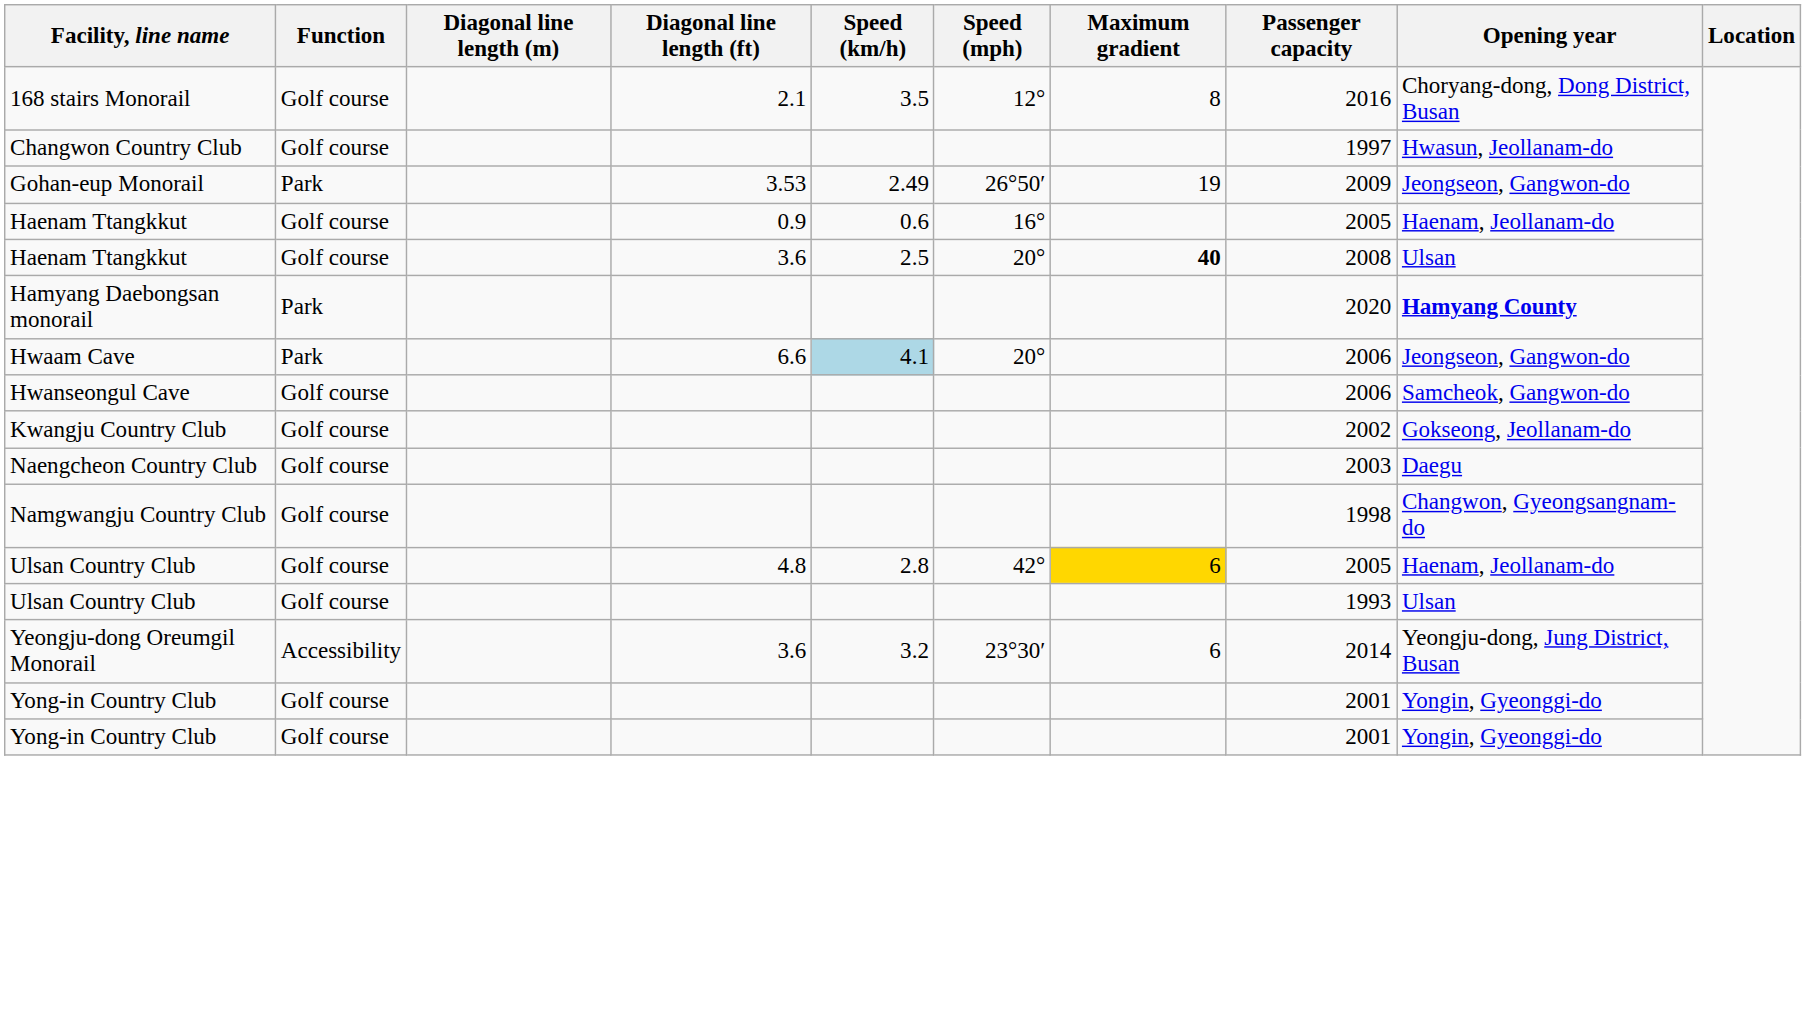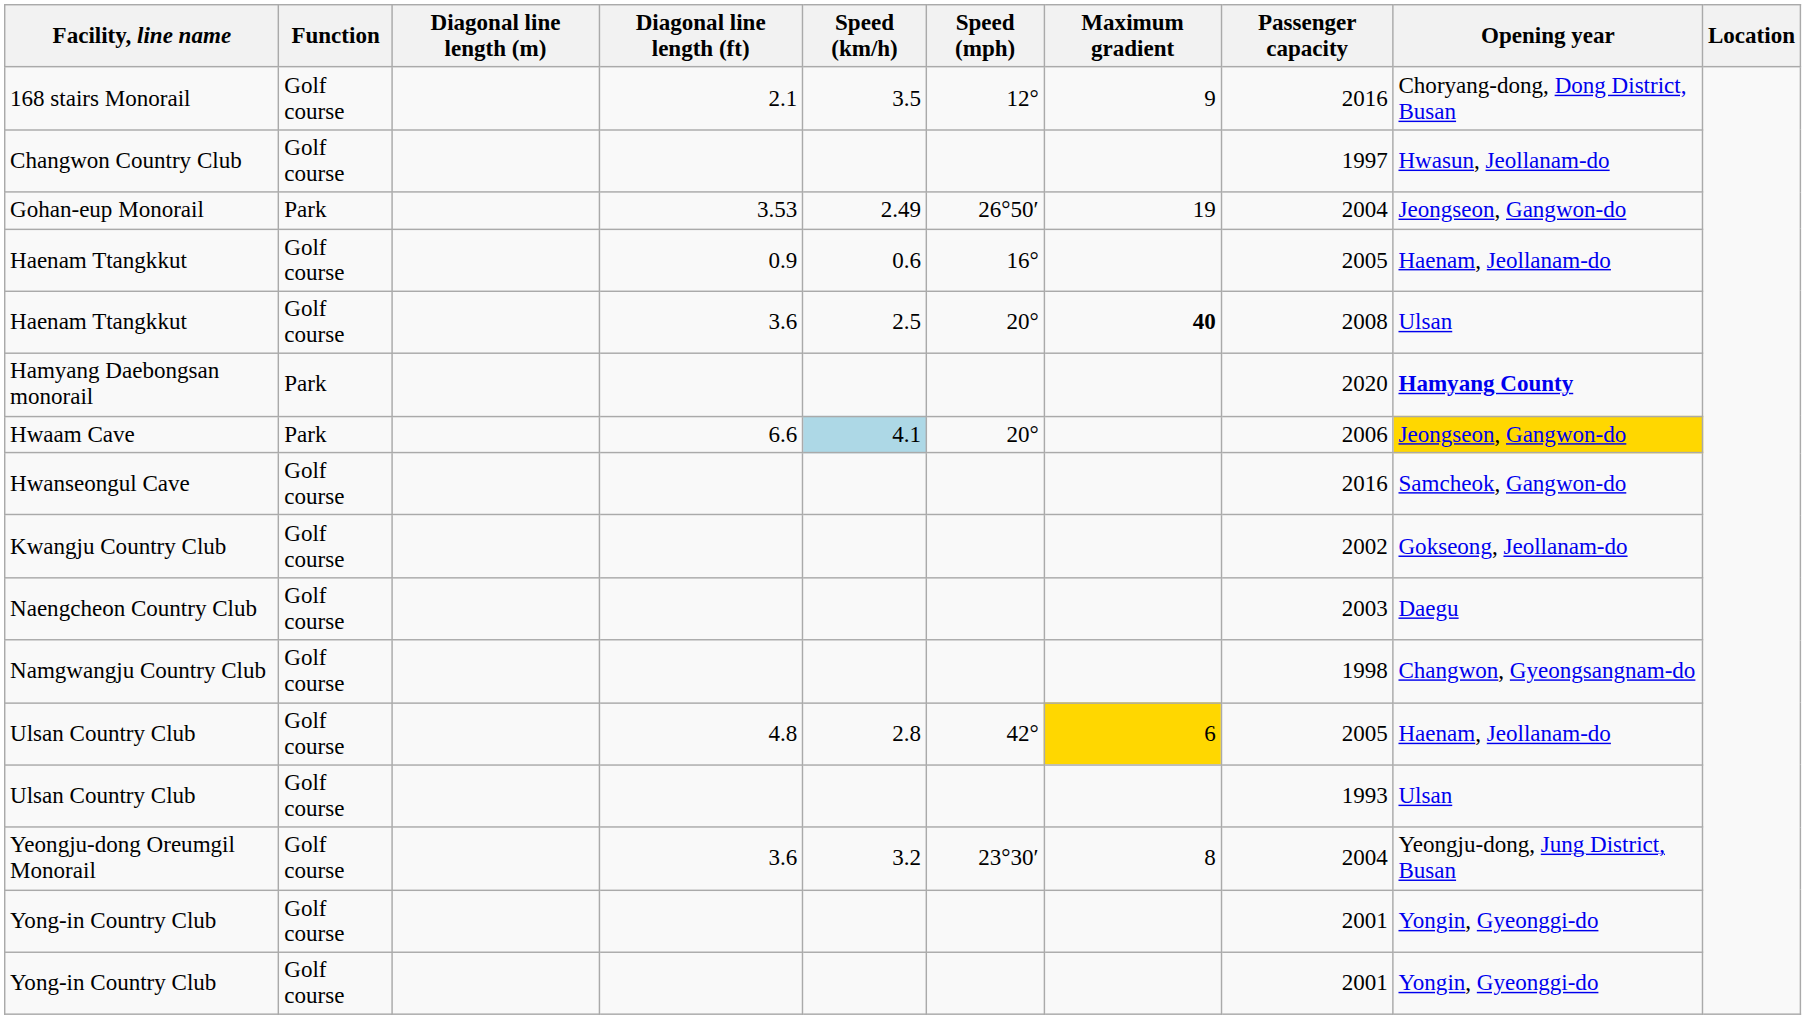(1215, 98) 8 -> (1210, 98) 9
(1368, 184) 2009 -> (1365, 210) 2004
(1516, 356) no background -> (1512, 434) gold background
(1368, 392) 2006 -> (1365, 483) 2016
(341, 650) Accessibility -> (314, 858) Golf course
(1215, 650) 6 -> (1210, 858) 8
(1368, 650) 2014 -> (1365, 858) 2004
